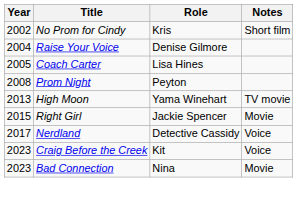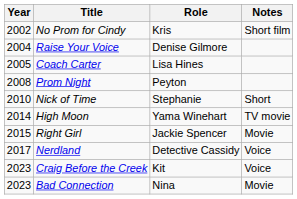+ row: (66, 99)
(19, 99) 2013 -> (19, 116) 2014
